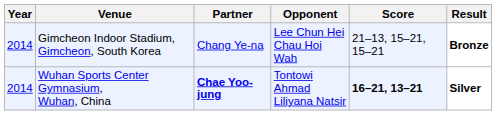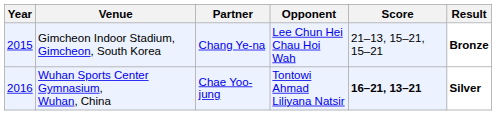(20, 45) 2014 -> (20, 45) 2015
(20, 89) 2014 -> (20, 89) 2016
(225, 89) bold -> (226, 89) normal
